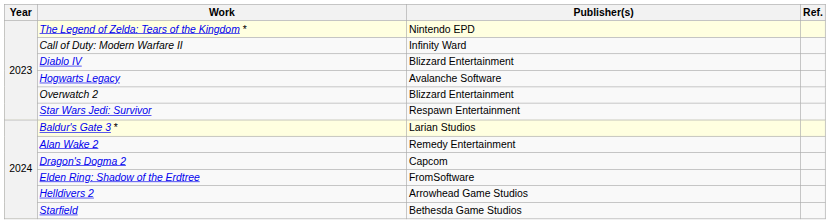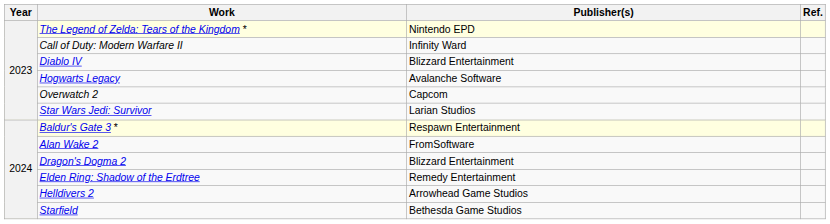(461, 95) Blizzard Entertainment -> (428, 95) Capcom
(464, 111) Respawn Entertainment -> (442, 111) Larian Studios
(442, 128) Larian Studios -> (464, 128) Respawn Entertainment
(462, 144) Remedy Entertainment -> (442, 144) FromSoftware
(428, 161) Capcom -> (461, 161) Blizzard Entertainment
(442, 177) FromSoftware -> (462, 177) Remedy Entertainment
